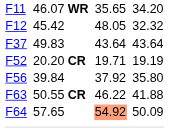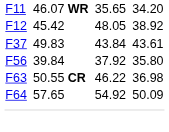(148, 26) 32.32 -> (148, 26) 38.92
(110, 43) 43.64 -> (110, 43) 43.84
(148, 43) 43.64 -> (148, 43) 43.61
- row: (16, 60)
(148, 95) 41.88 -> (148, 78) 36.98
(110, 112) lightsalmon background -> (110, 95) no background
